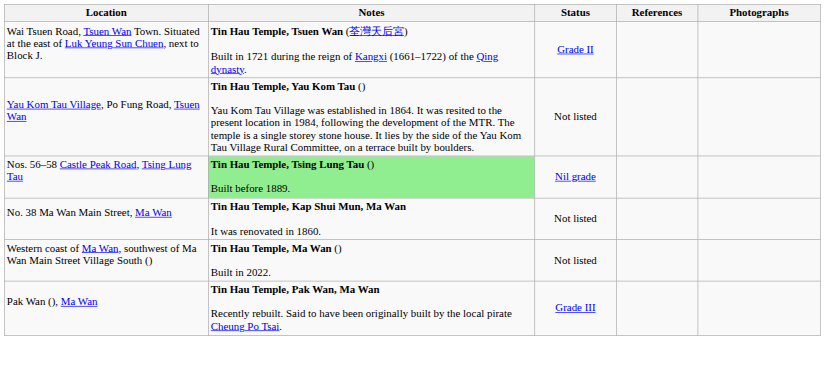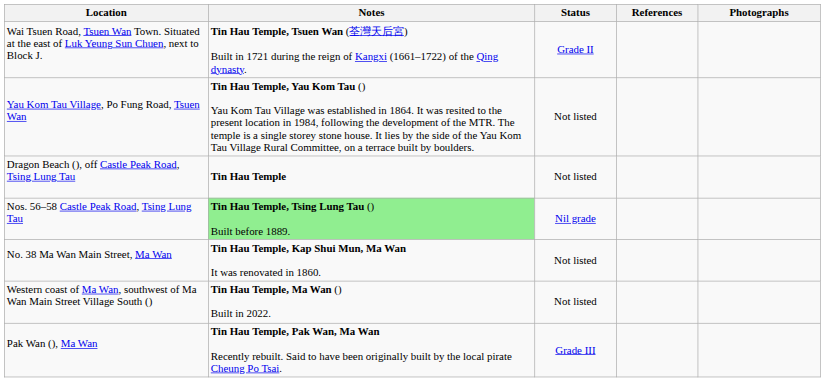+ row: (93, 170)
